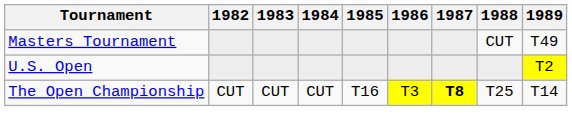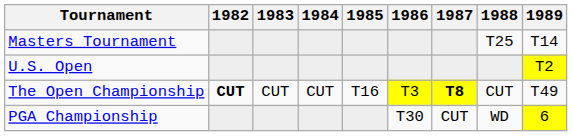(500, 43) CUT -> (500, 43) T25
(544, 43) T49 -> (544, 43) T14
(231, 93) normal -> (231, 93) bold
(500, 93) T25 -> (500, 93) CUT
(544, 93) T14 -> (544, 93) T49
+ row: (83, 118)
